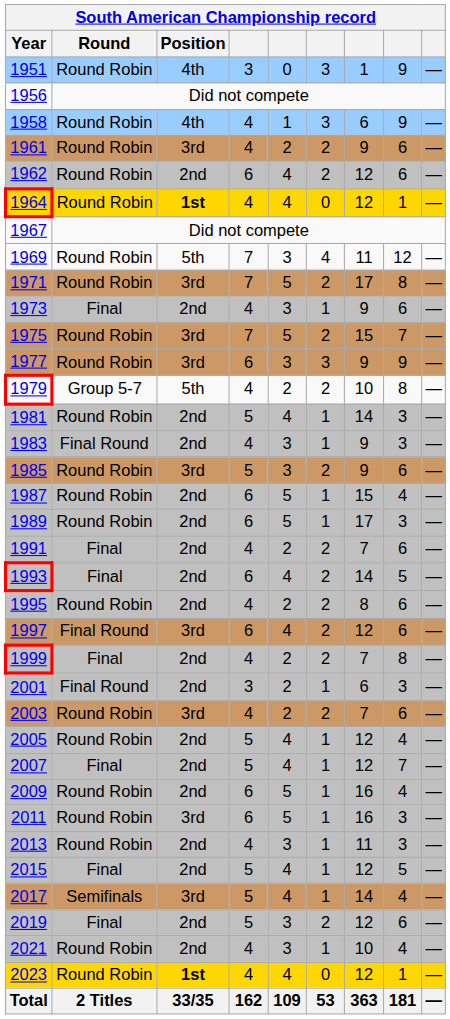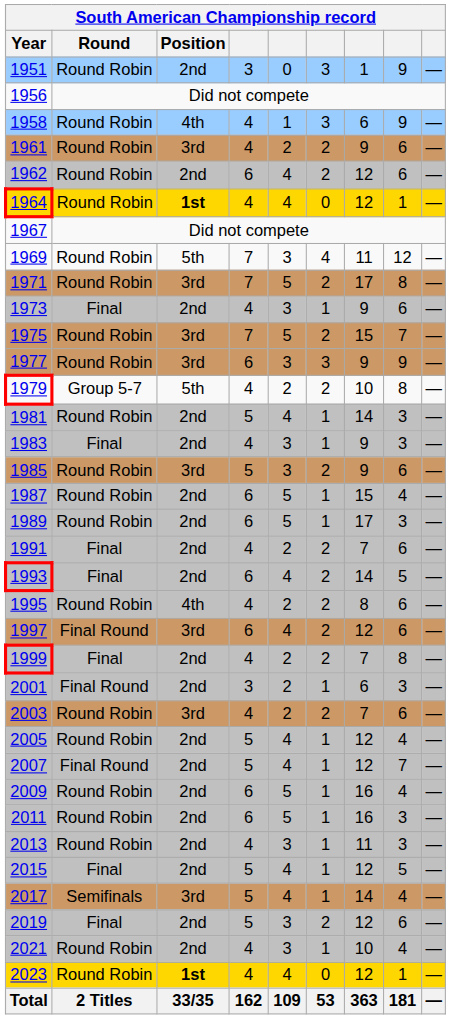(193, 69) 4th -> (193, 69) 2nd
(104, 443) Final Round -> (104, 443) Final
(193, 604) 2nd -> (193, 604) 4th
(104, 765) Final -> (104, 765) Final Round
(193, 818) 3rd -> (193, 818) 2nd
